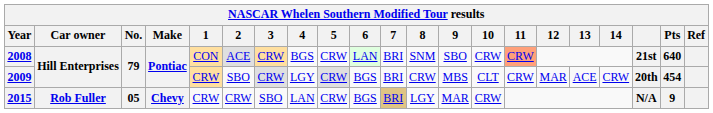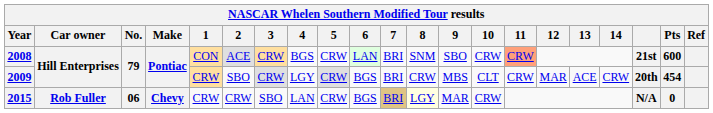(672, 56) 640 -> (672, 56) 600
(133, 98) 05 -> (133, 98) 06
(422, 98) no background -> (422, 98) lightyellow background
(672, 98) 9 -> (672, 98) 0
